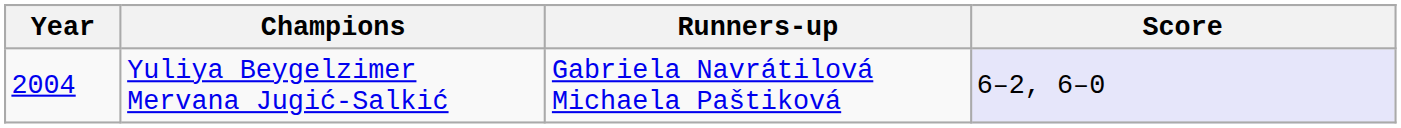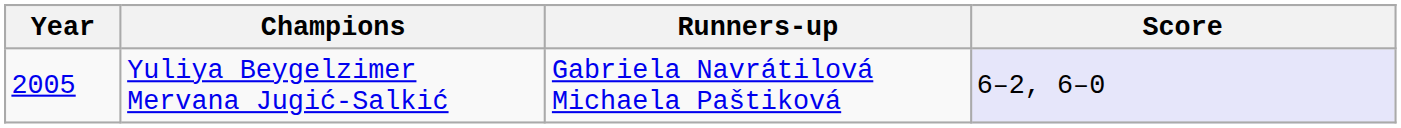(44, 86) 2004 -> (44, 86) 2005
